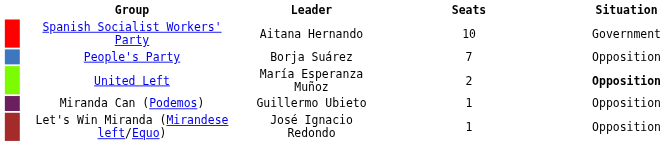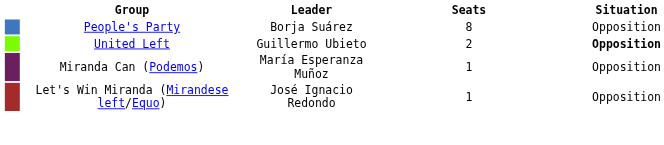- row: (132, 34)
(469, 57) 7 -> (469, 27) 8
(312, 80) María Esperanza Muñoz -> (312, 44) Guillermo Ubieto
(312, 104) Guillermo Ubieto -> (312, 67) María Esperanza Muñoz
